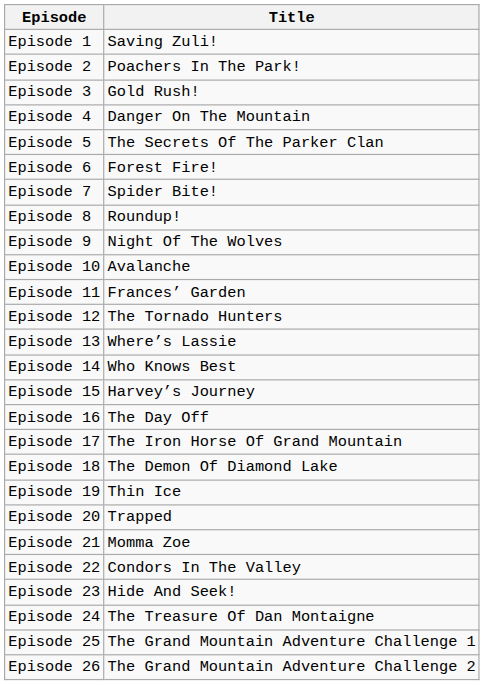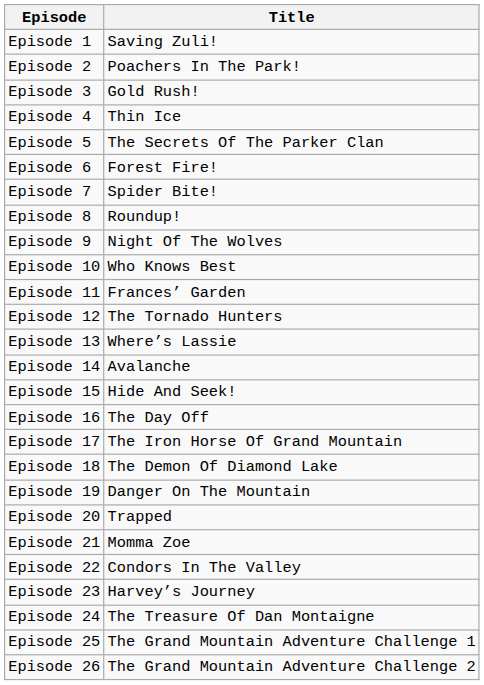(209, 117) Danger On The Mountain -> (144, 117) Thin Ice
(149, 267) Avalanche -> (172, 267) Who Knows Best
(172, 367) Who Knows Best -> (149, 367) Avalanche
(181, 392) Harvey’s Journey -> (172, 392) Hide And Seek!
(144, 492) Thin Ice -> (209, 492) Danger On The Mountain
(172, 592) Hide And Seek! -> (181, 592) Harvey’s Journey
